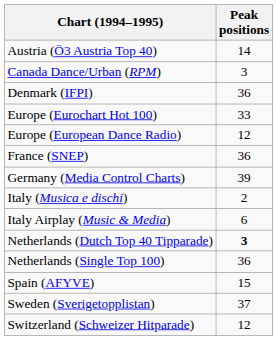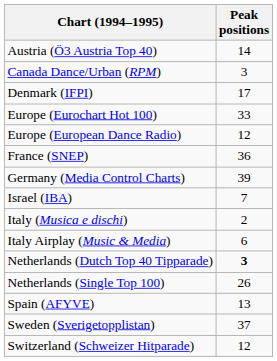(244, 93) 36 -> (244, 93) 17
+ row: (40, 198)
(244, 261) 36 -> (244, 282) 26
(244, 282) 15 -> (244, 303) 13
